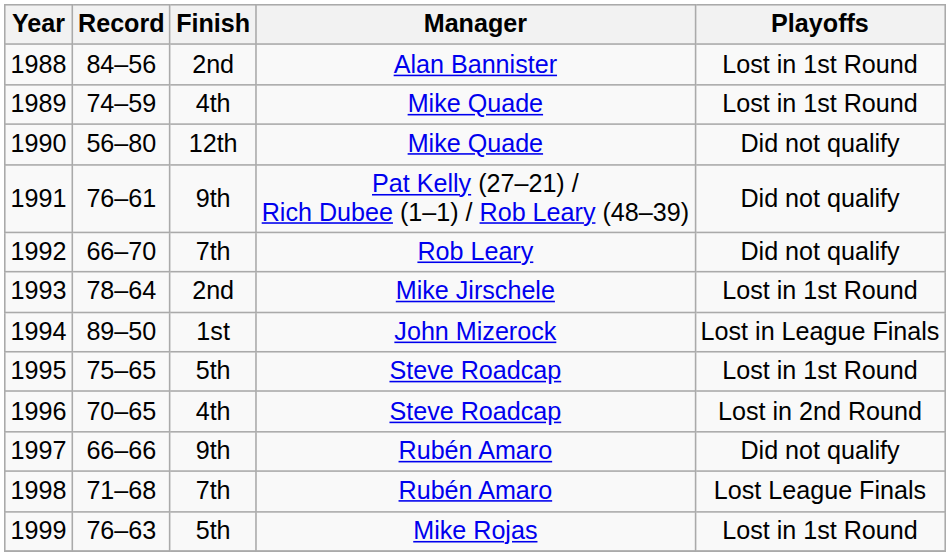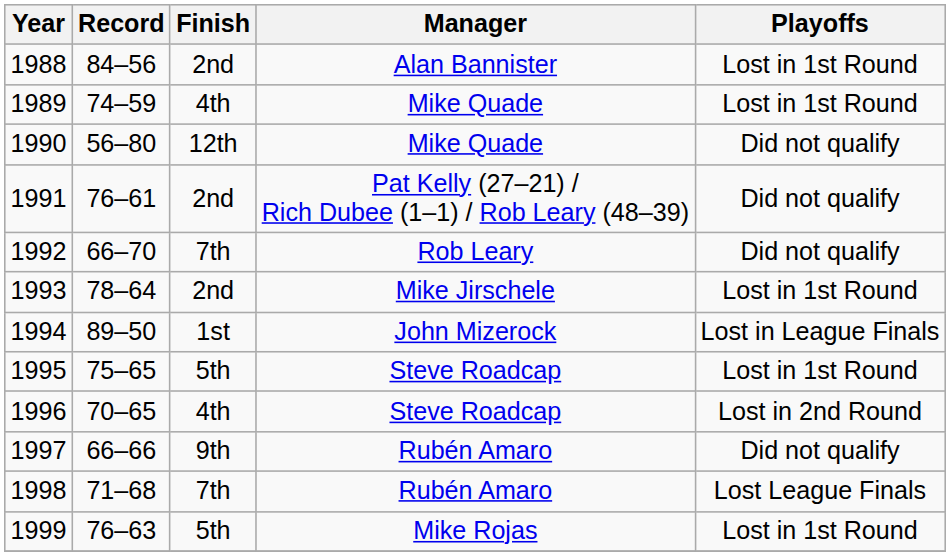(213, 197) 9th -> (213, 197) 2nd
